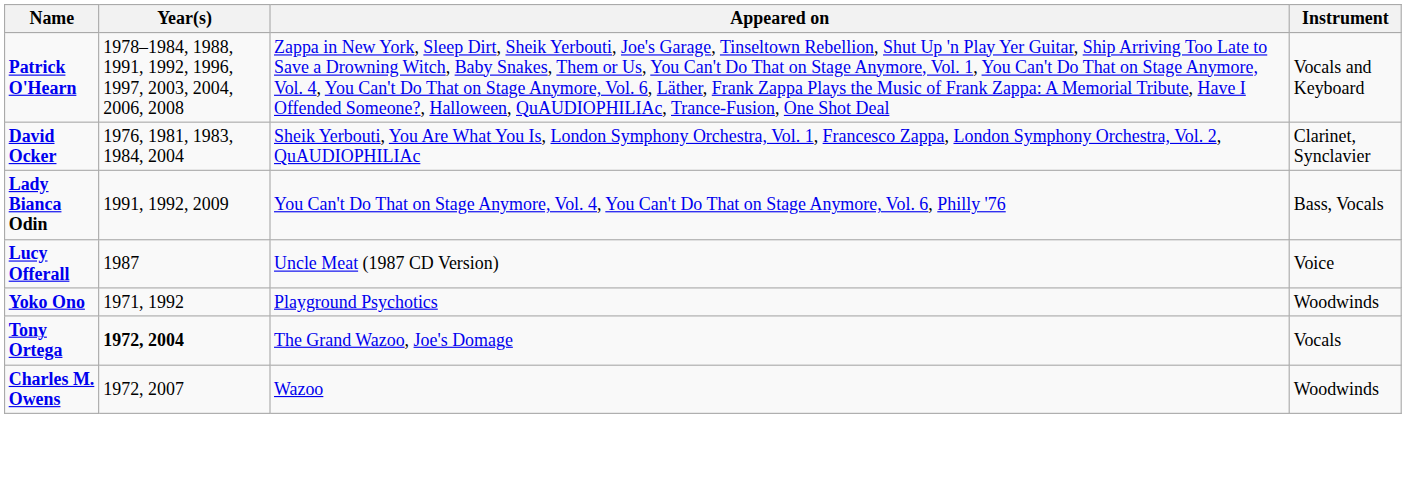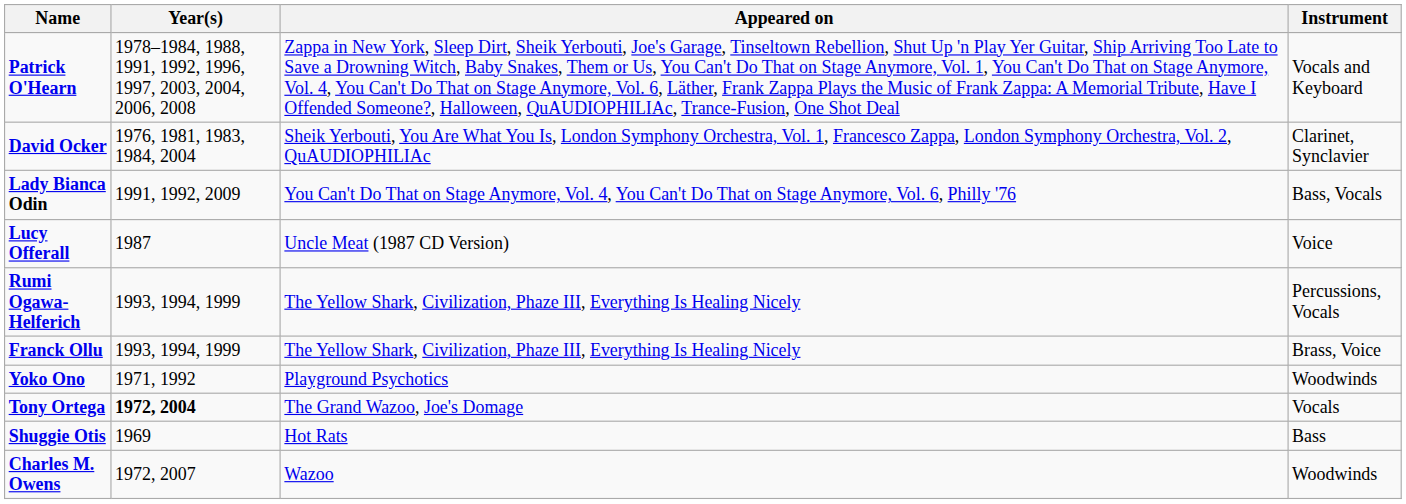+ row: (45, 301)
+ row: (56, 350)
+ row: (57, 435)
